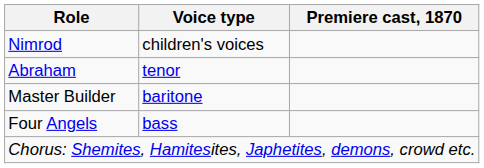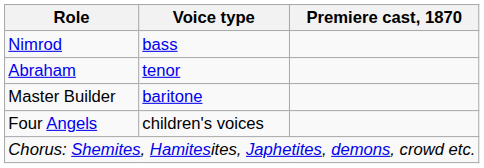(203, 44) children's voices -> (160, 44) bass
(160, 123) bass -> (203, 123) children's voices
